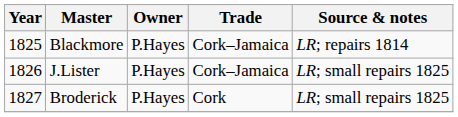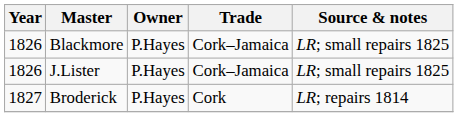(25, 44) 1825 -> (25, 44) 1826
(352, 44) LR; repairs 1814 -> (373, 44) LR; small repairs 1825
(373, 97) LR; small repairs 1825 -> (352, 97) LR; repairs 1814
